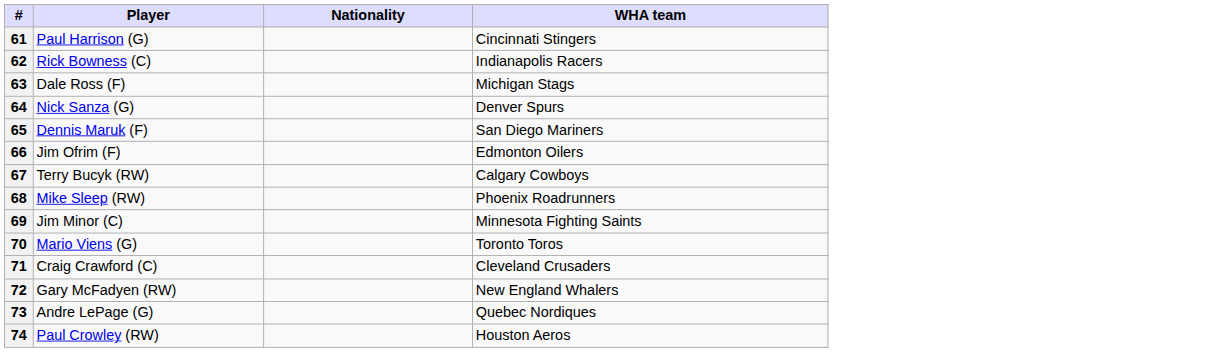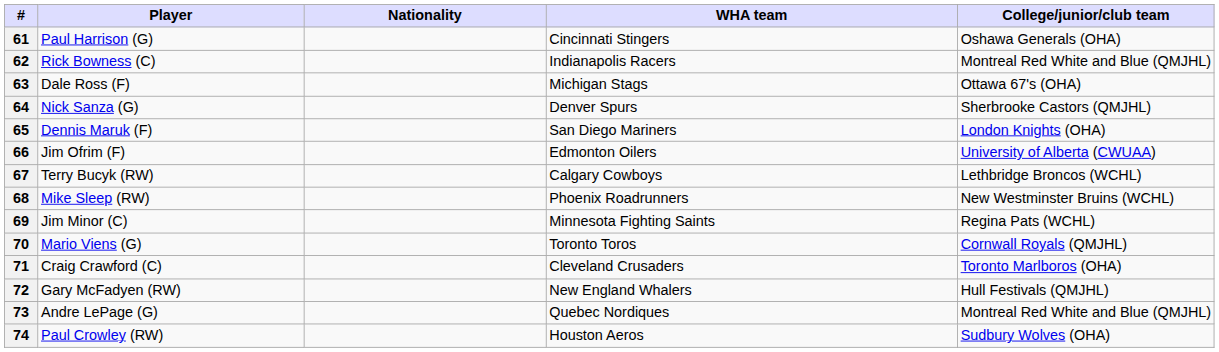+ column: (1086, 15)
